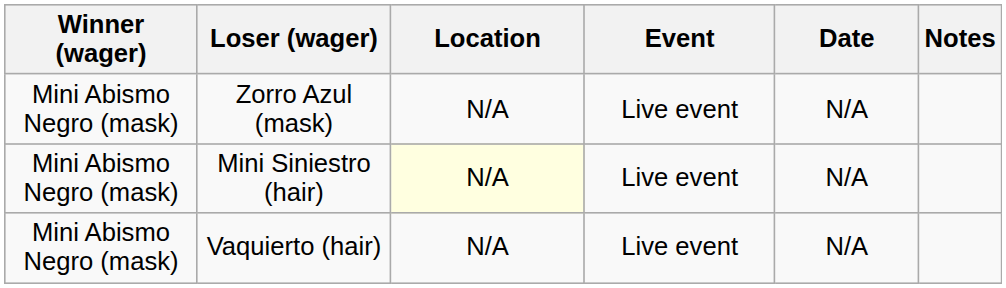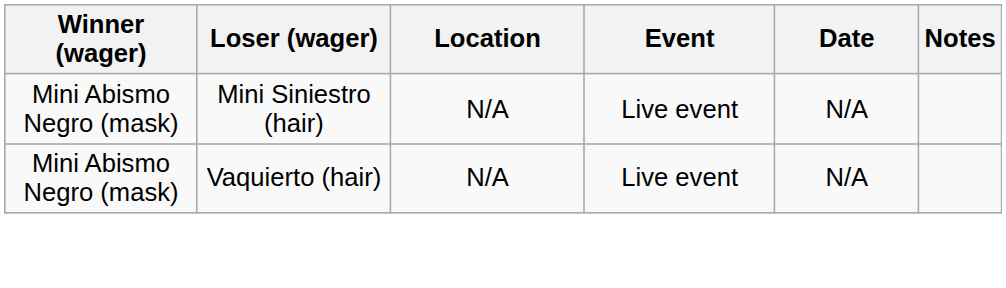- row: (294, 108)
(487, 178) lightyellow background -> (487, 108) no background
